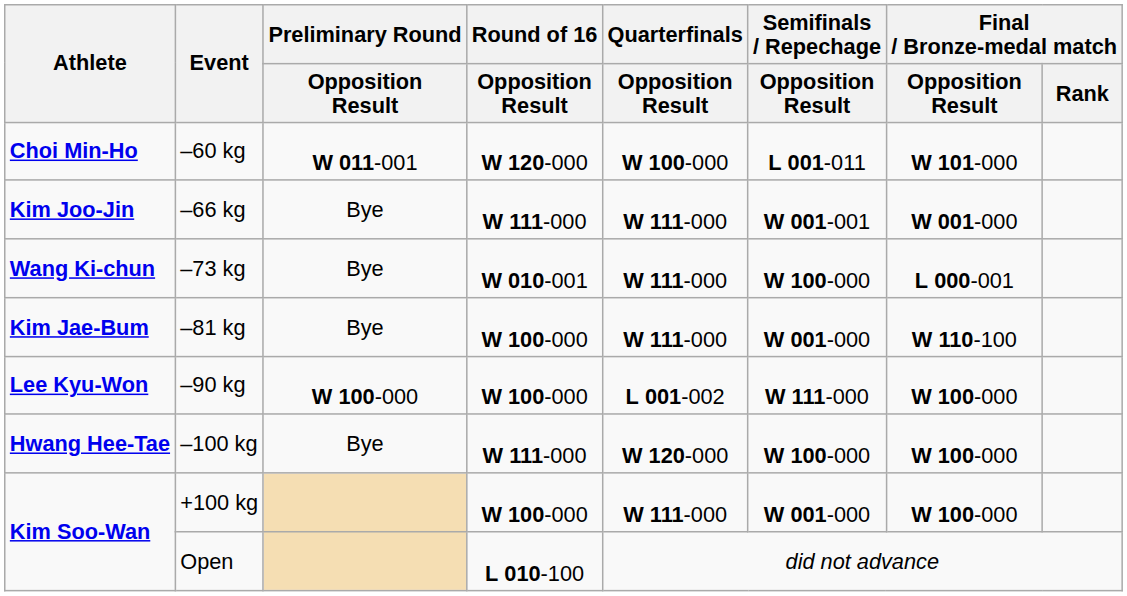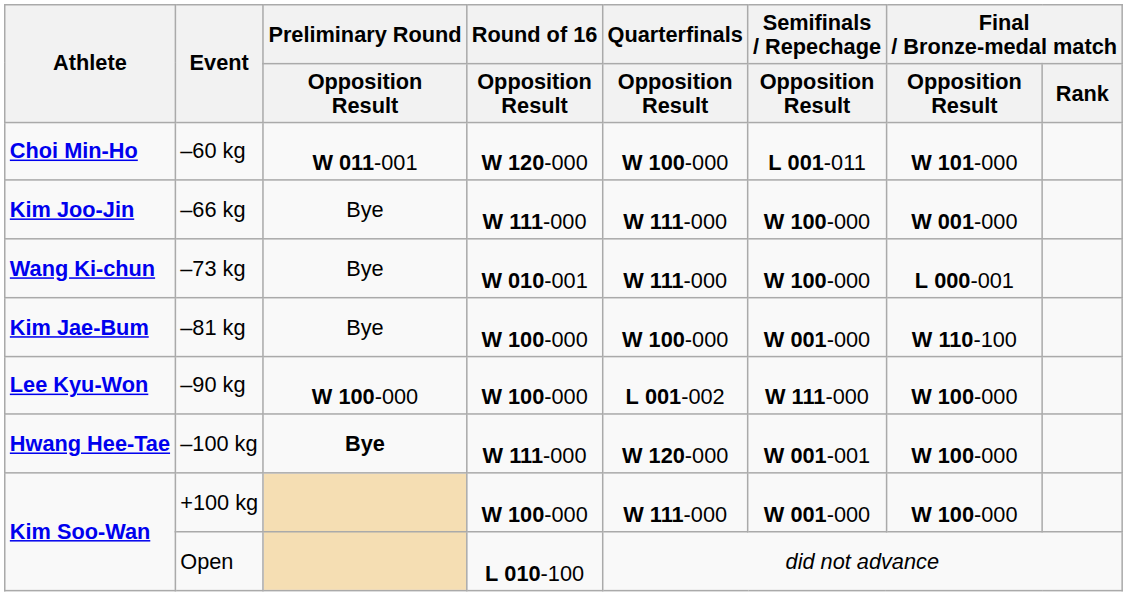(817, 222) W 001-001 -> (817, 222) W 100-000
(675, 339) W 111-000 -> (675, 339) W 100-000
(365, 444) normal -> (365, 444) bold
(817, 456) W 100-000 -> (817, 456) W 001-001
